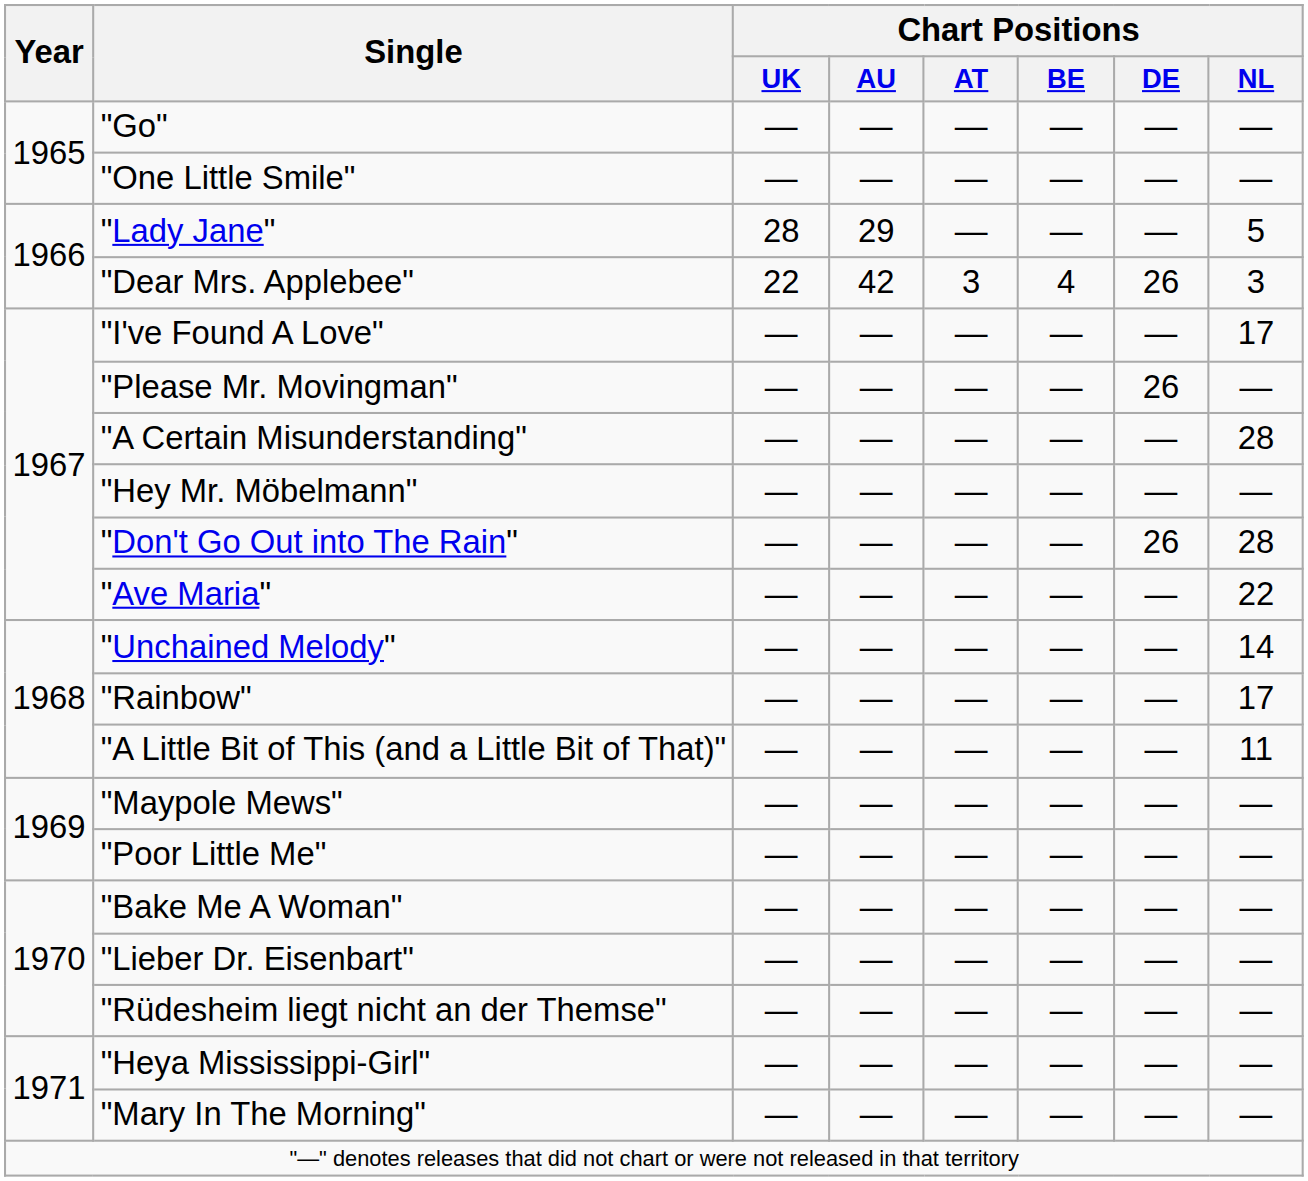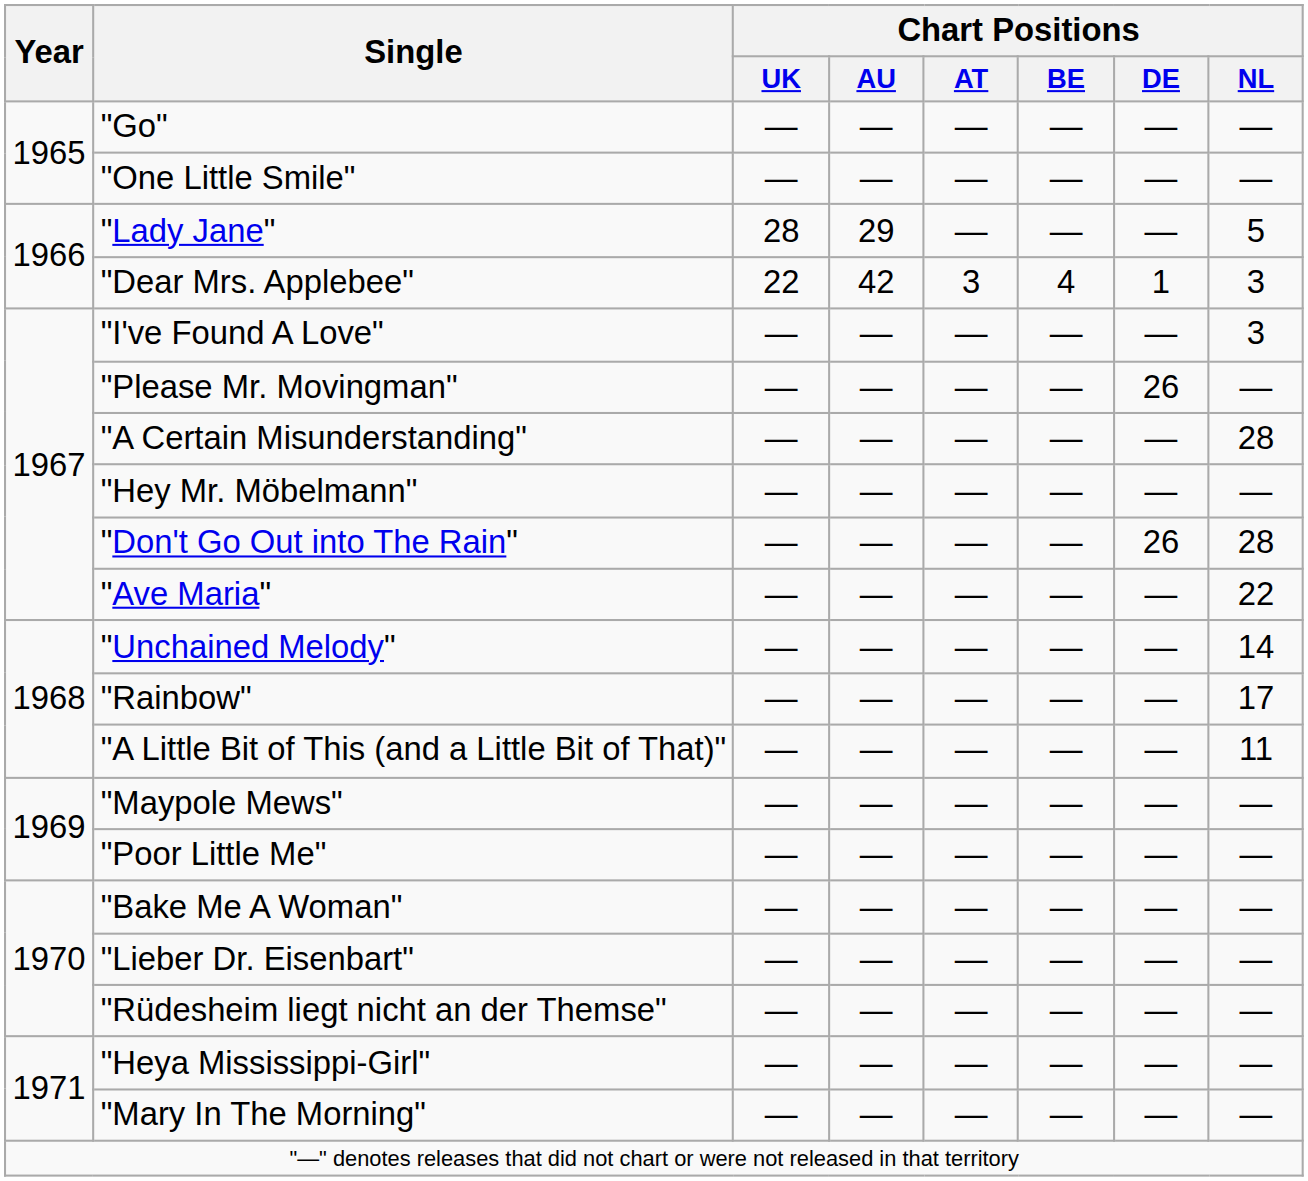(1161, 282) 26 -> (1161, 282) 1
(1256, 334) 17 -> (1256, 334) 3
